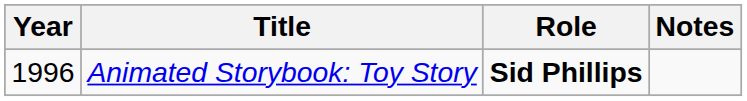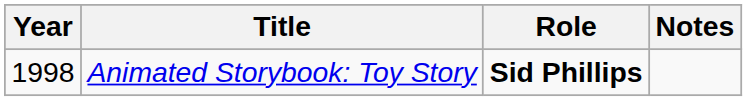(43, 71) 1996 -> (43, 71) 1998
